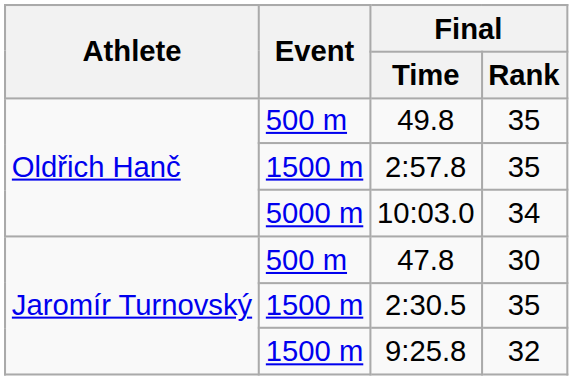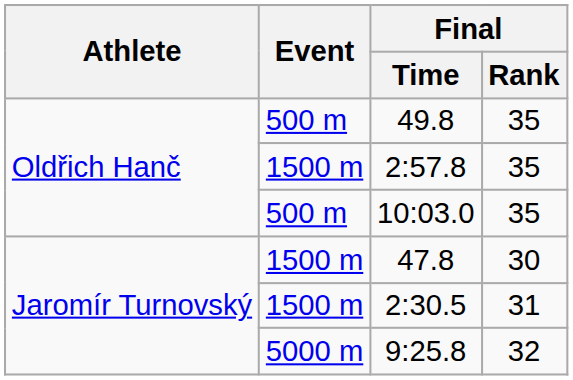(315, 213) 5000 m -> (306, 213) 500 m
(524, 213) 34 -> (524, 213) 35
(306, 259) 500 m -> (315, 259) 1500 m
(524, 306) 35 -> (524, 306) 31
(315, 352) 1500 m -> (315, 352) 5000 m
